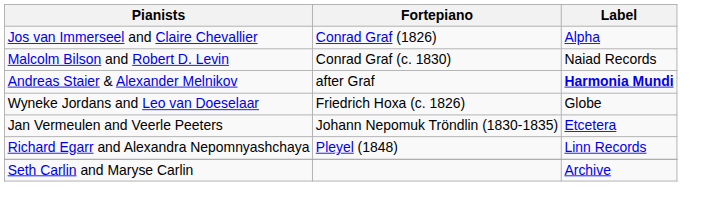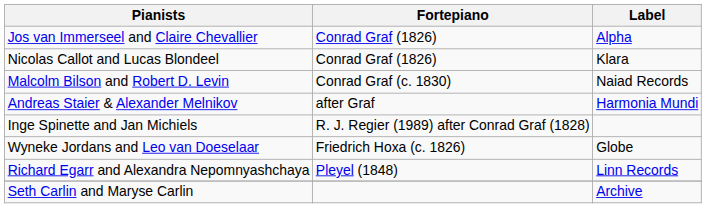+ row: (113, 59)
(619, 81) bold -> (647, 103) normal
+ row: (102, 125)
- row: (115, 125)
